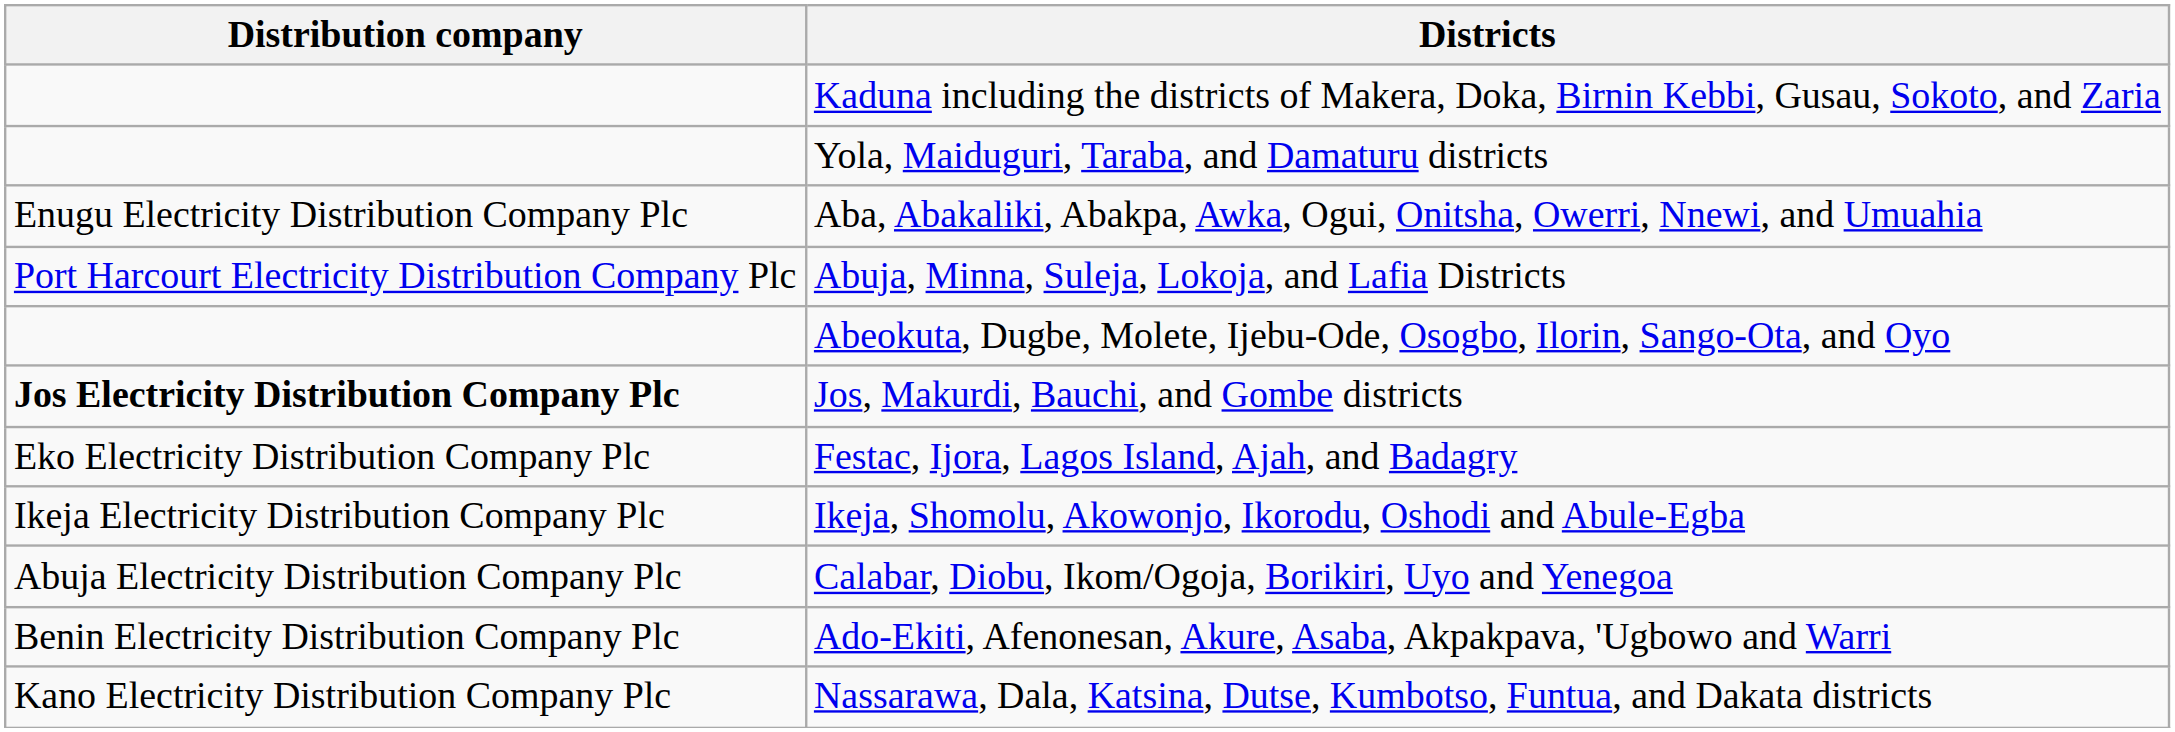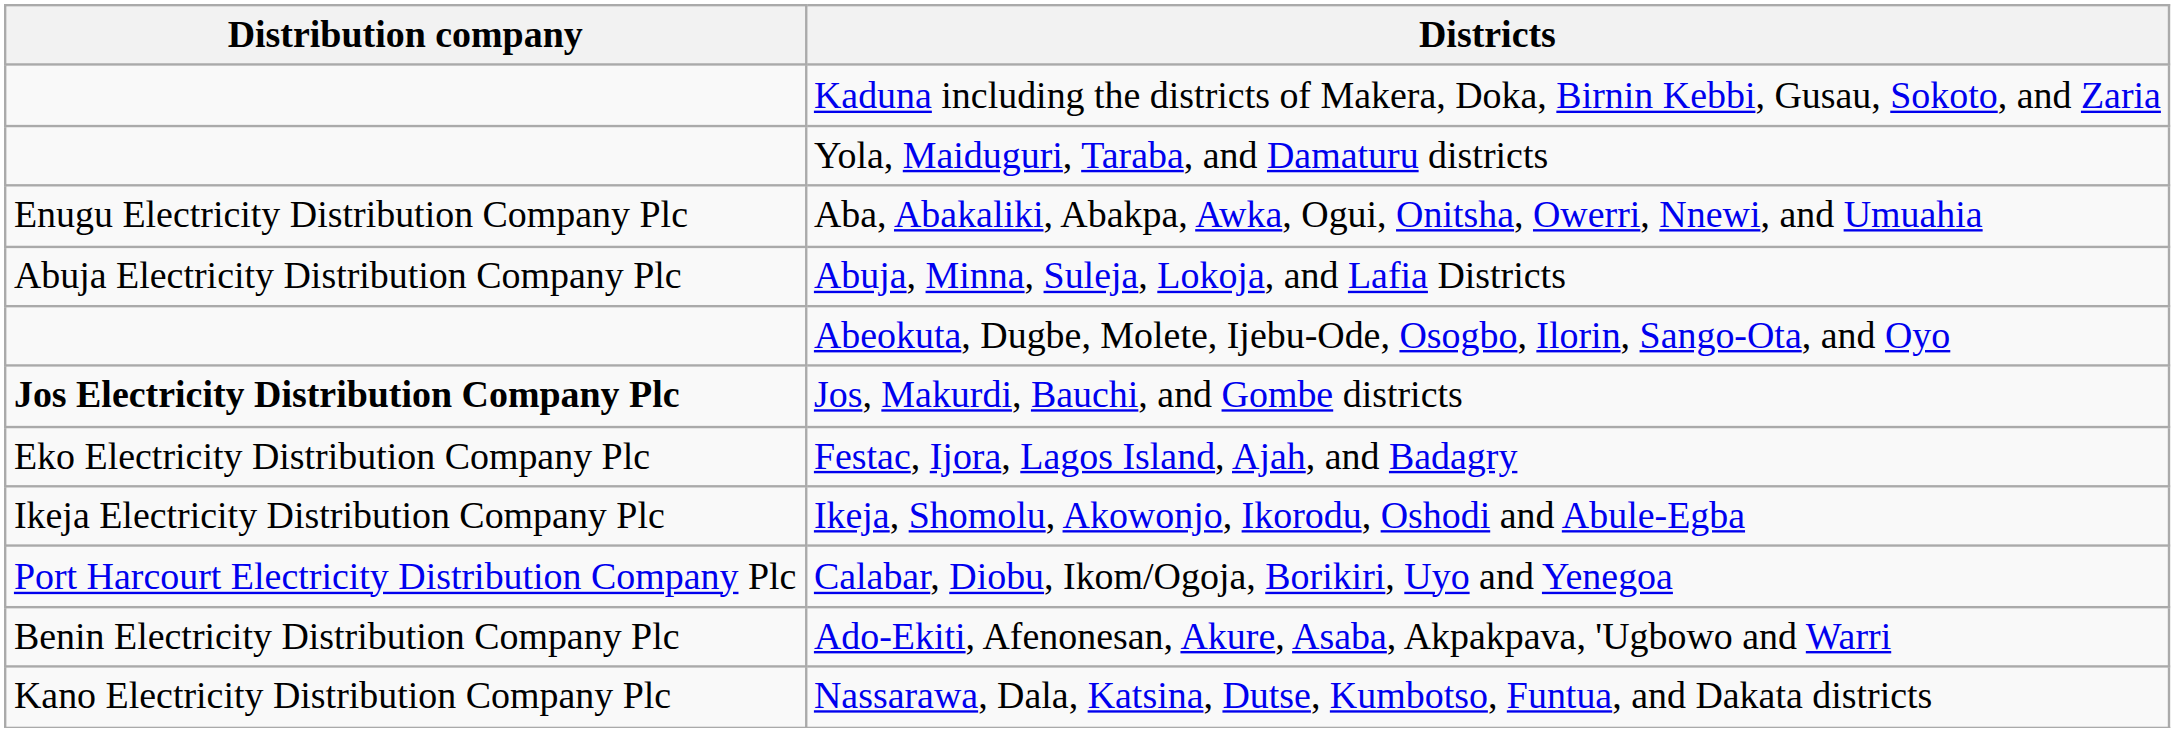(405, 275) Port Harcourt Electricity Distribution Company Plc -> (348, 275) Abuja Electricity Distribution Company Plc
(348, 575) Abuja Electricity Distribution Company Plc -> (405, 575) Port Harcourt Electricity Distribution Company Plc
